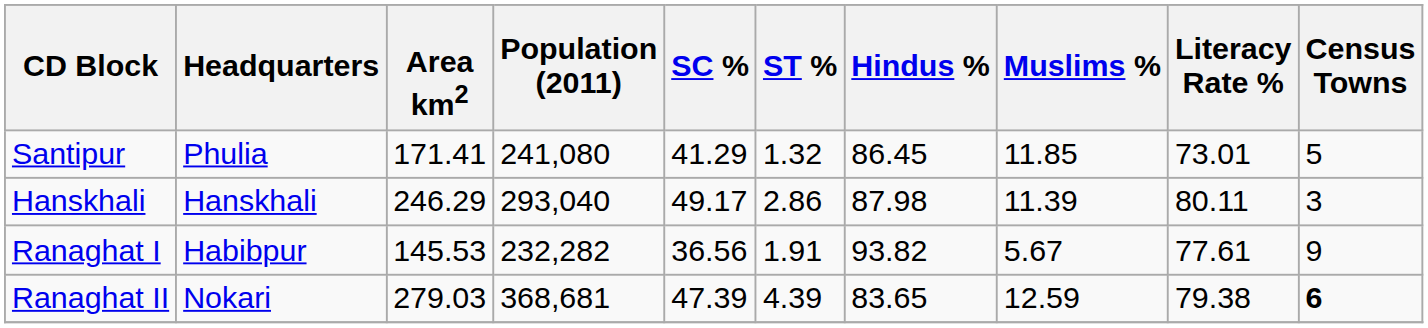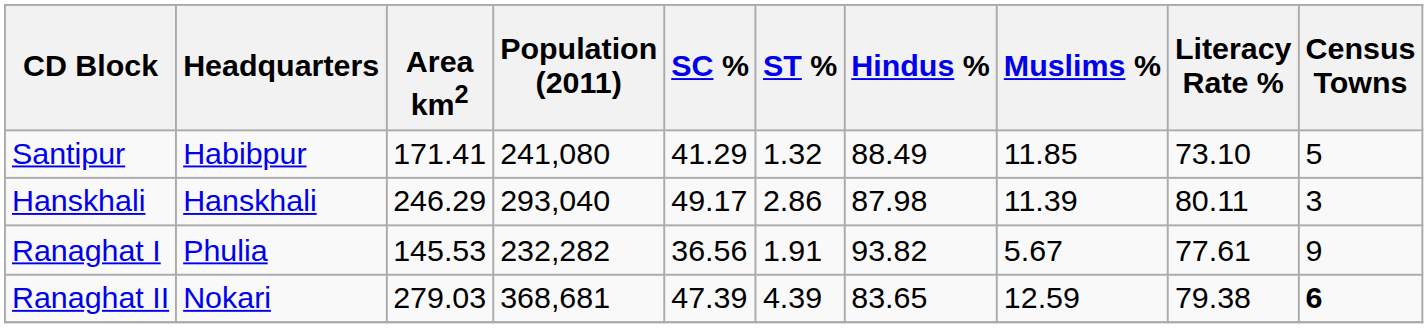(225, 153) Phulia -> (245, 153) Habibpur
(889, 153) 86.45 -> (889, 153) 88.49
(1213, 153) 73.01 -> (1213, 153) 73.10
(245, 249) Habibpur -> (225, 249) Phulia
